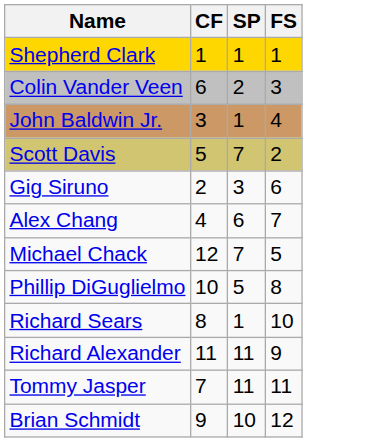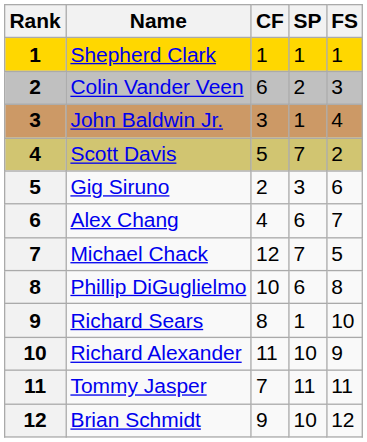+ column: (35, 21)
(238, 287) 5 -> (299, 287) 6
(244, 353) 11 -> (305, 353) 10
